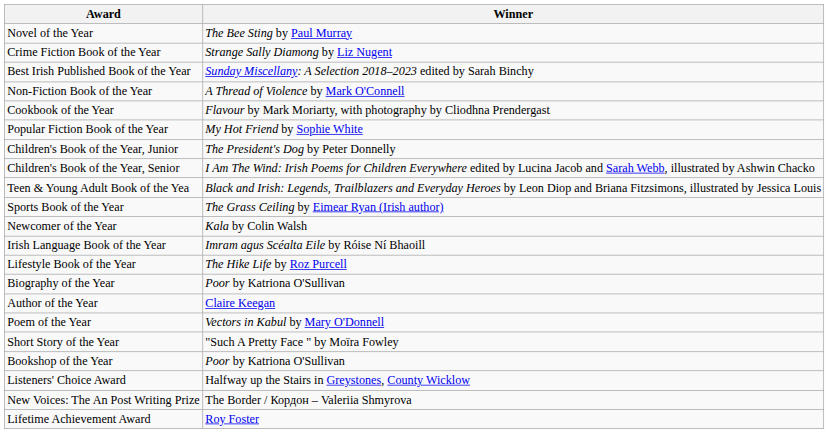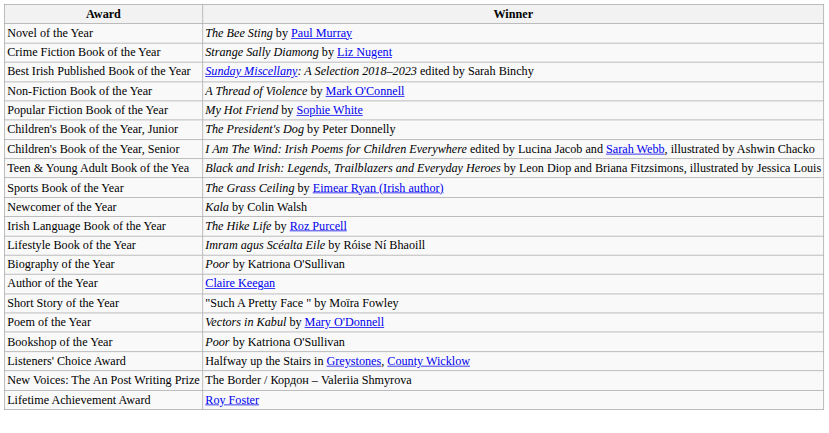- row: (61, 110)
(315, 245) Imram agus Scéalta Eile by Róise Ní Bhaoill -> (276, 226) The Hike Life by Roz Purcell
(276, 264) The Hike Life by Roz Purcell -> (315, 245) Imram agus Scéalta Eile by Róise Ní Bhaoill
rows swapped: (63, 341) <-> (49, 322)
